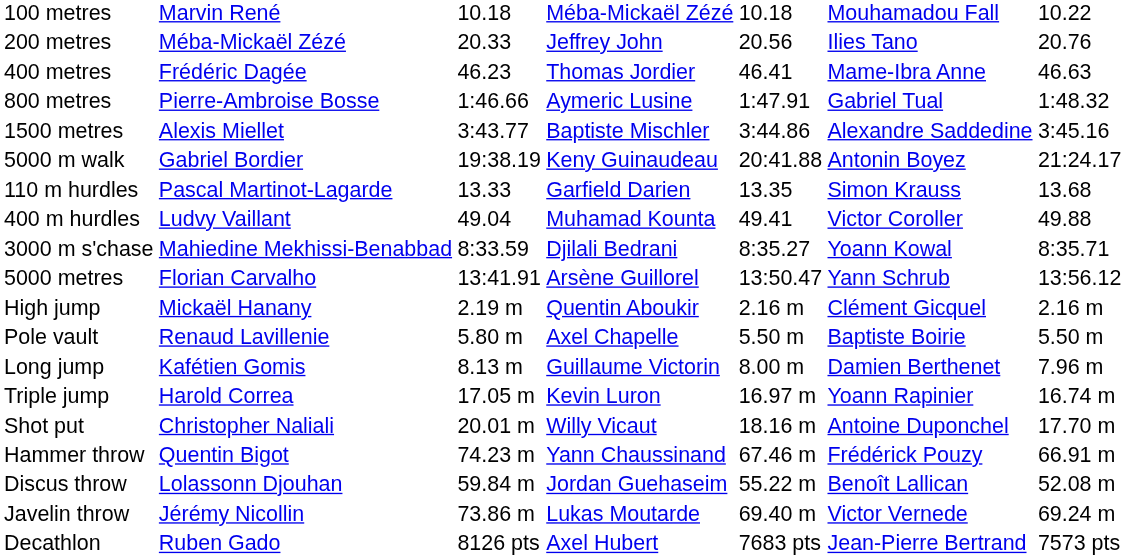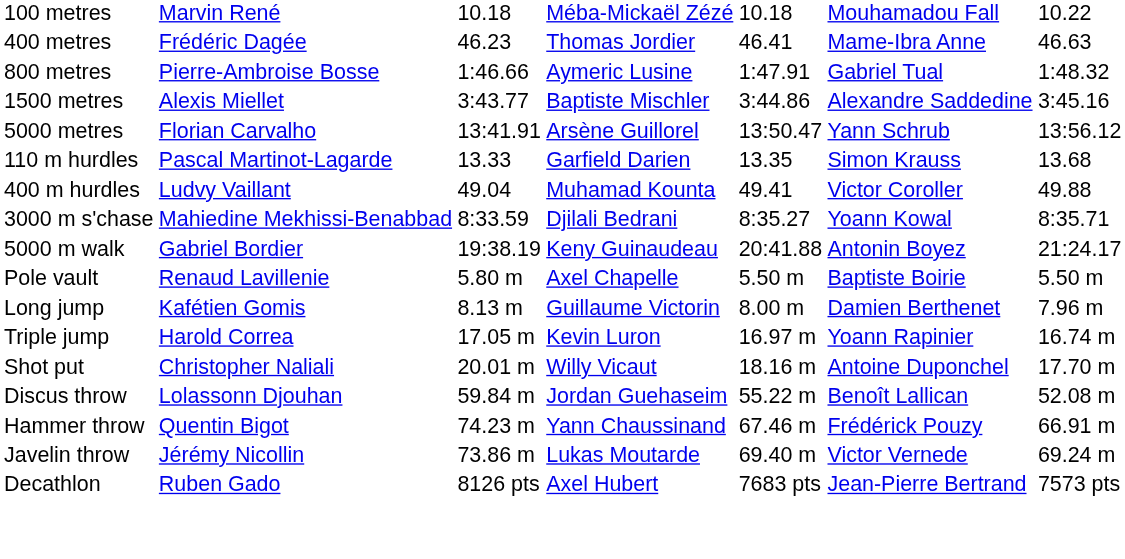- row: (58, 42)
rows swapped: (64, 278) <-> (64, 160)
- row: (52, 307)
rows swapped: (65, 484) <-> (74, 455)
